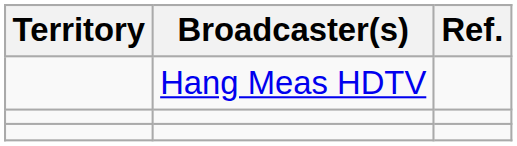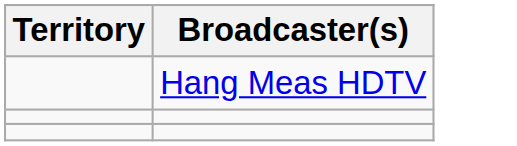- column: (472, 30)
